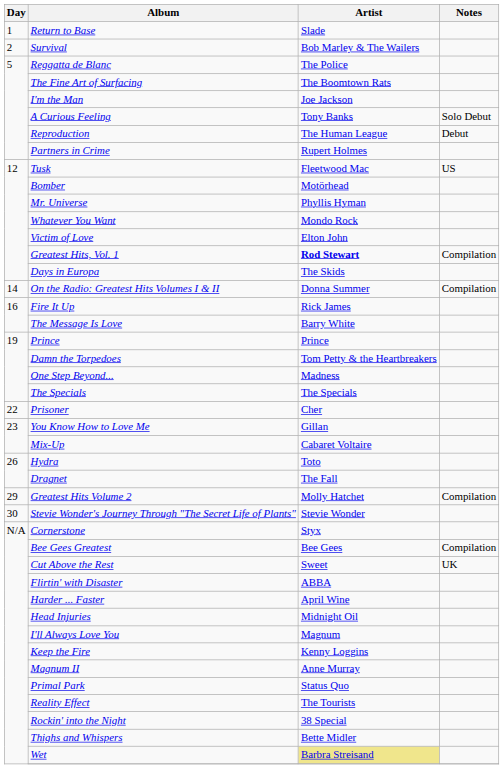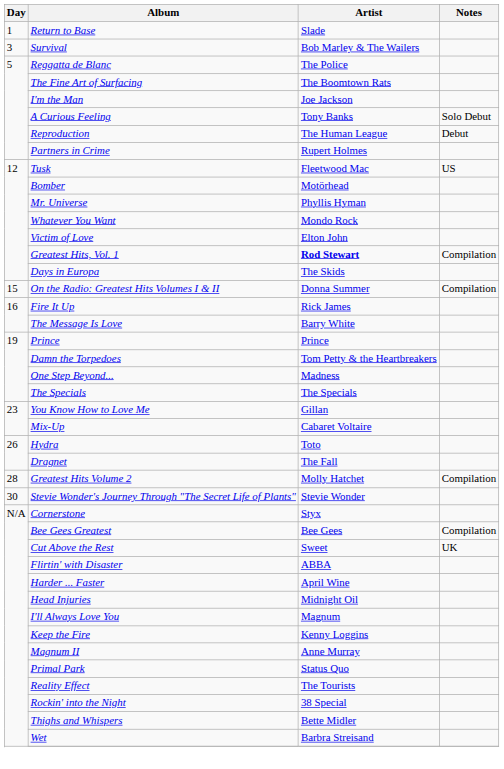(10, 47) 2 -> (10, 47) 3
(12, 289) 14 -> (12, 289) 15
- row: (50, 409)
(12, 496) 29 -> (12, 479) 28
(337, 755) khaki background -> (337, 737) no background
